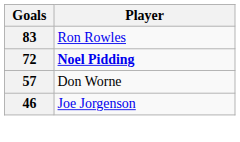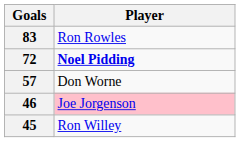(97, 103) no background -> (97, 103) pink background
+ row: (29, 125)
